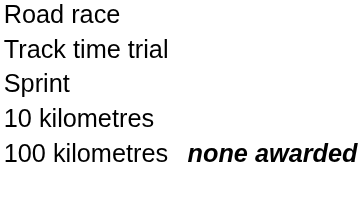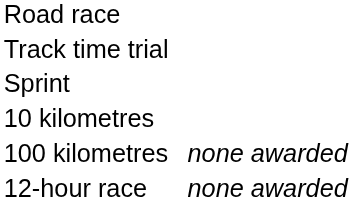(273, 153) bold -> (268, 153) normal
+ row: (75, 188)
